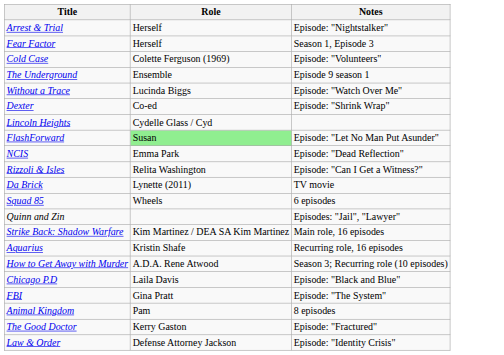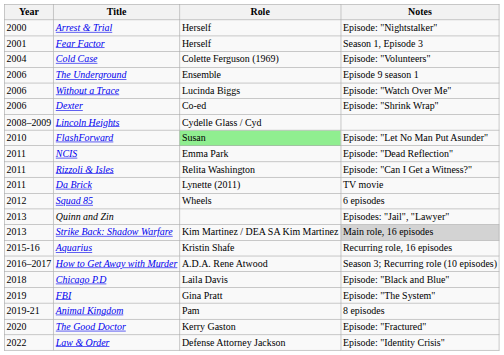+ column: (29, 12)
(339, 232) no background -> (388, 232) lightgrey background
